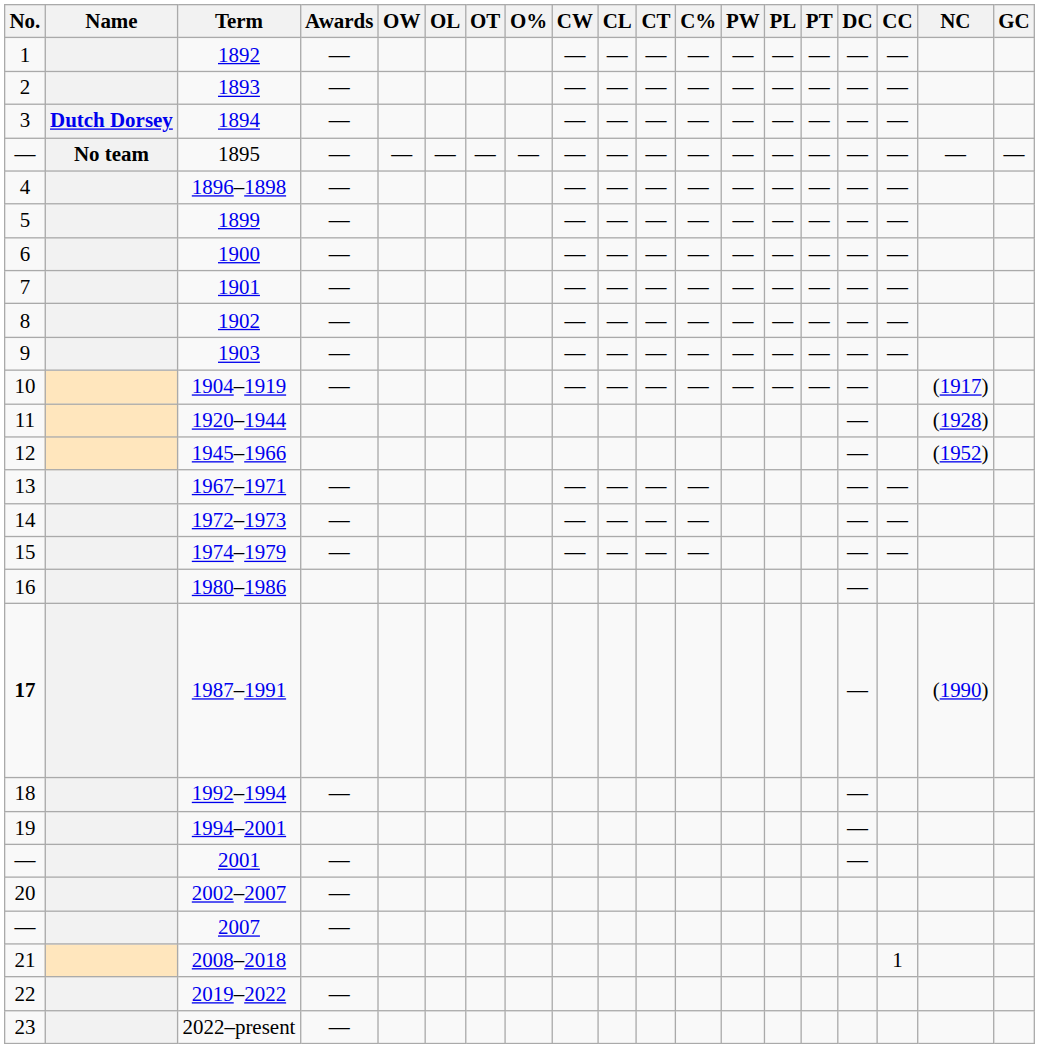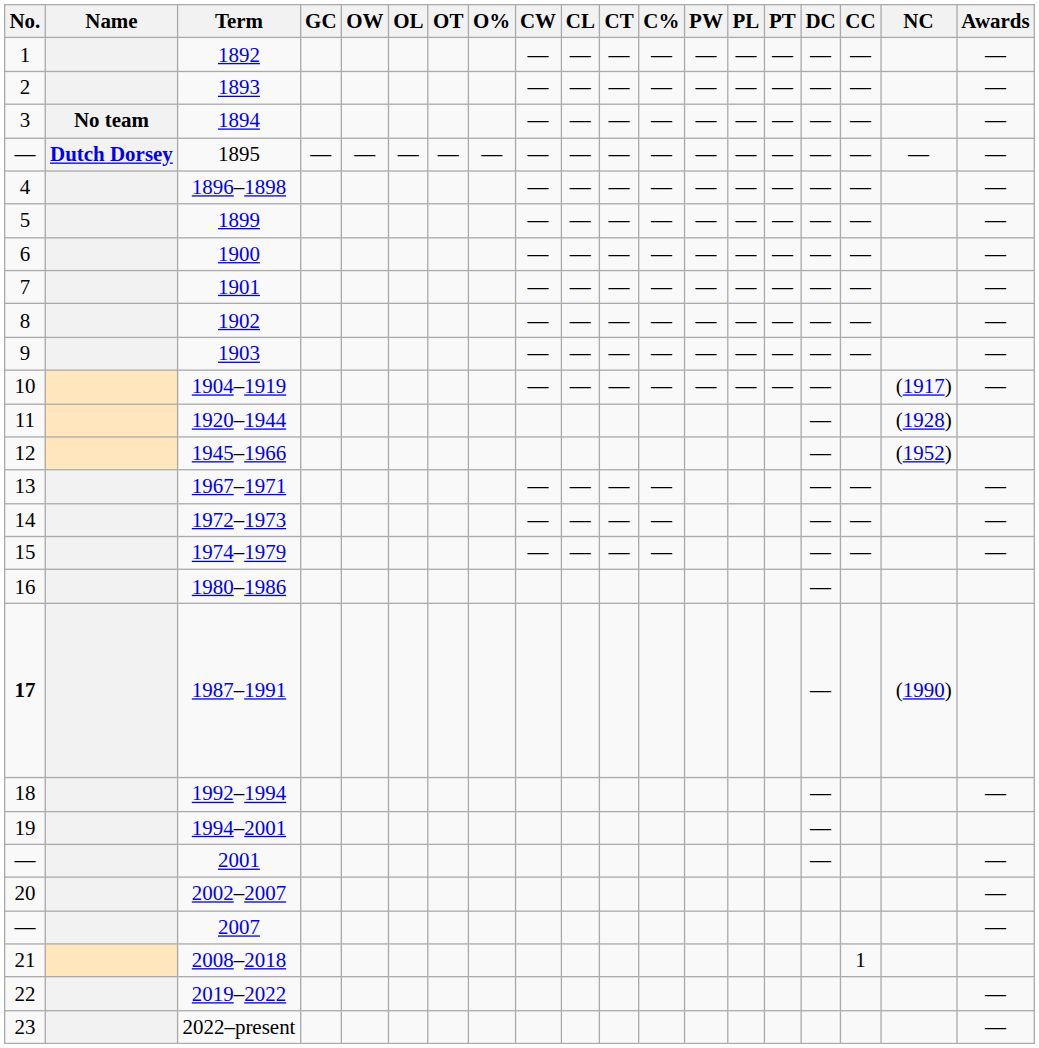columns swapped: (1014, 21) <-> (339, 21)
(111, 120) Dutch Dorsey -> (111, 120) No team
(111, 154) No team -> (111, 154) Dutch Dorsey
